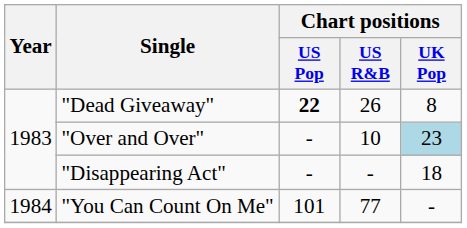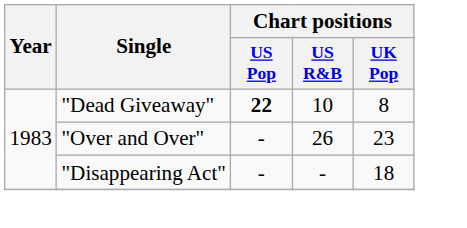(370, 105) 26 -> (323, 105) 10
(370, 138) 10 -> (323, 138) 26
(431, 138) lightblue background -> (384, 138) no background
- row: (168, 205)
